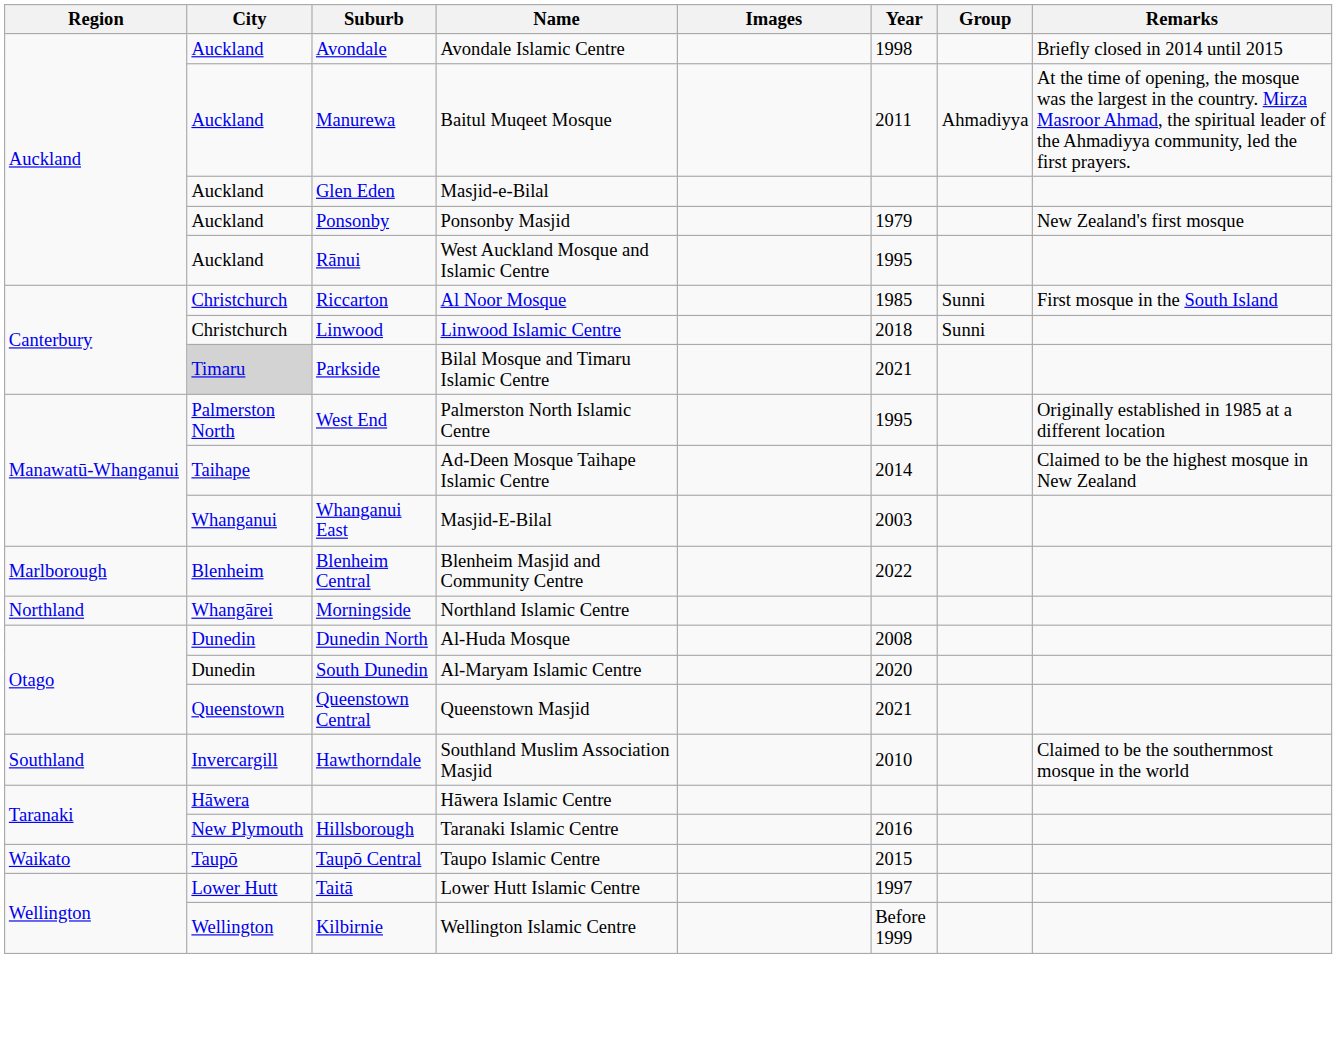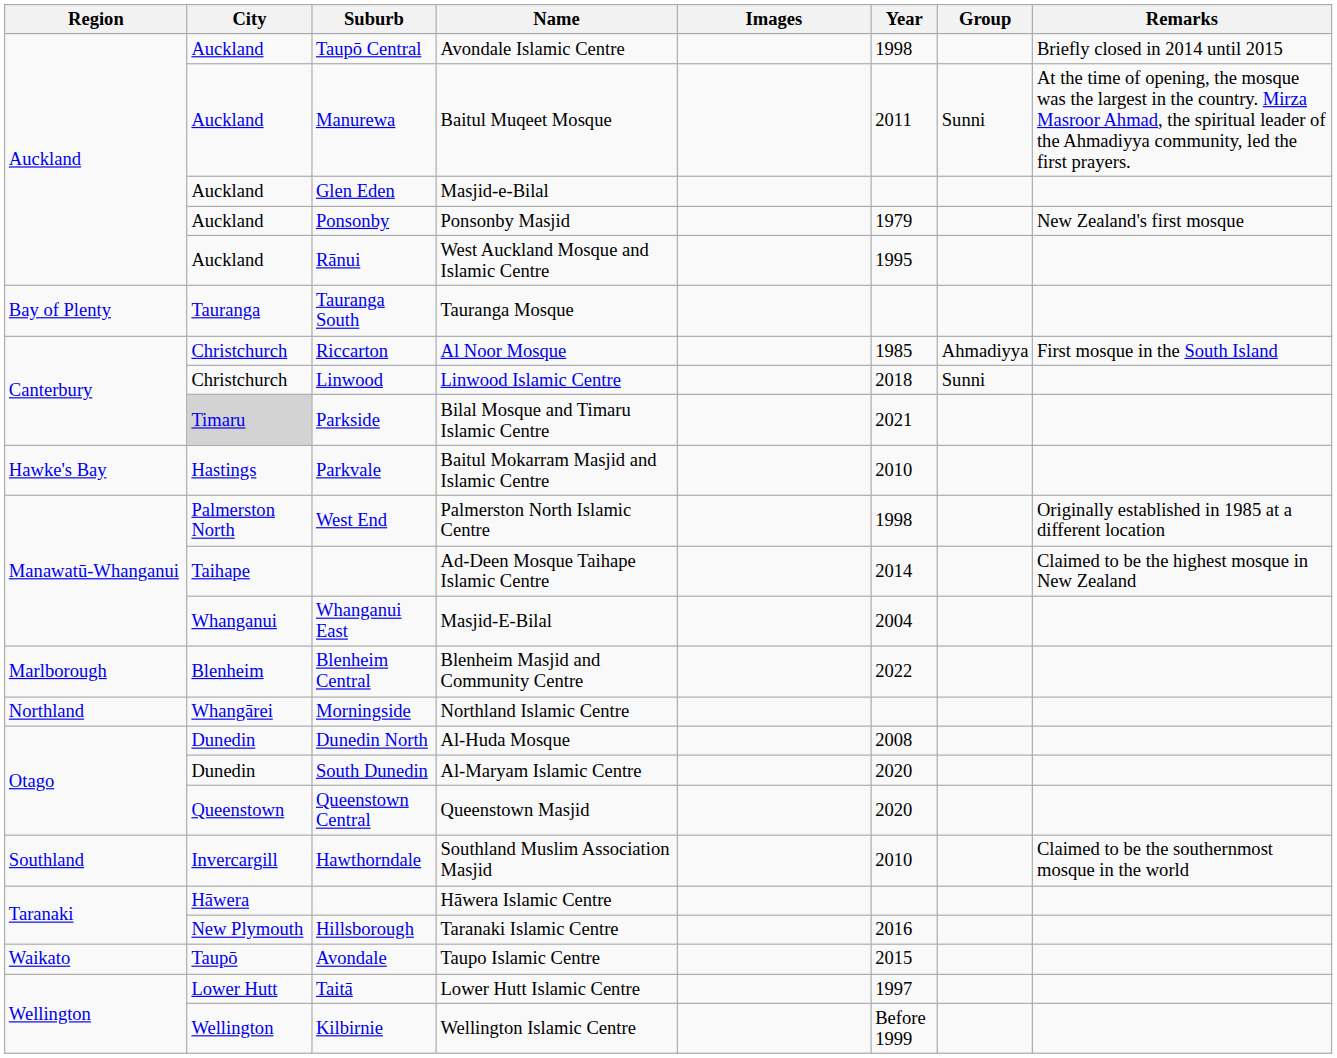(351, 48) Avondale -> (369, 48) Taupō Central
(985, 119) Ahmadiyya -> (963, 119) Sunni
+ row: (507, 310)
(963, 300) Sunni -> (985, 350) Ahmadiyya
+ row: (549, 470)
(894, 419) 1995 -> (894, 520) 1998
(894, 520) 2003 -> (894, 621) 2004
(894, 709) 2021 -> (894, 810) 2020
(369, 858) Taupō Central -> (351, 959) Avondale
